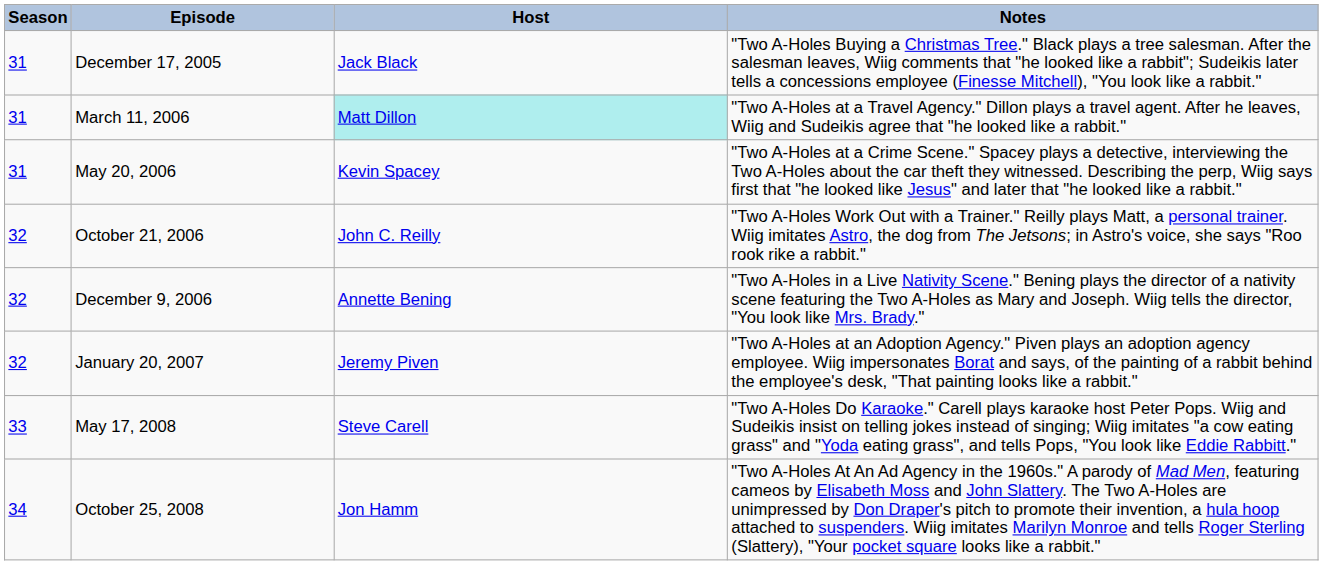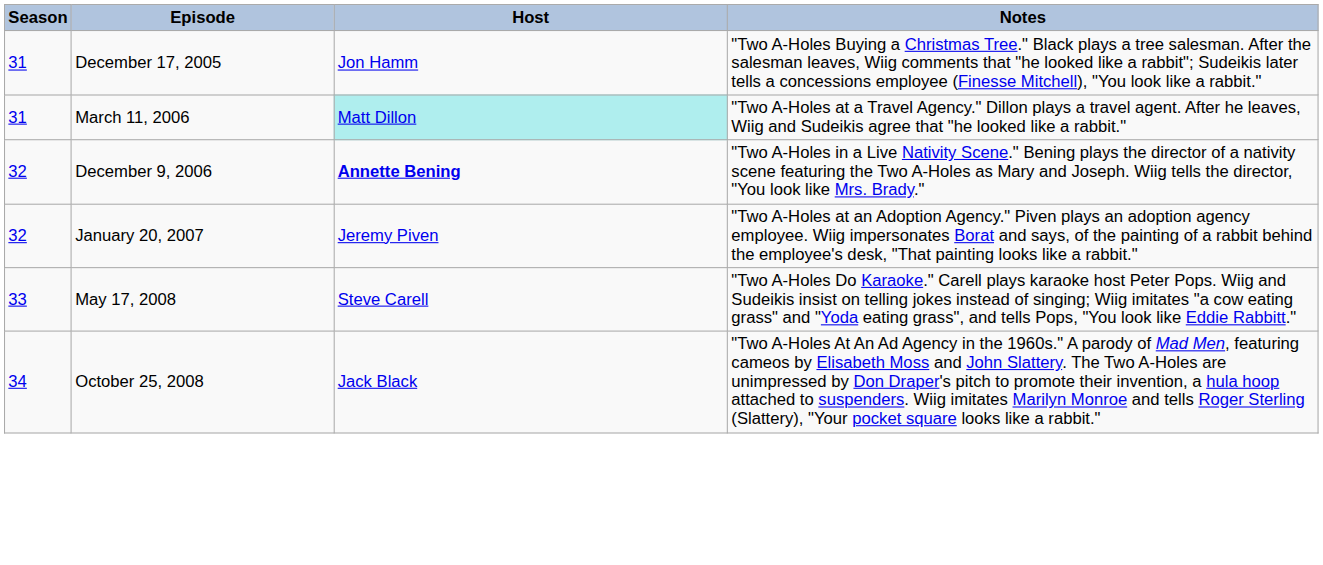(377, 62) Jack Black -> (378, 62) Jon Hamm
- row: (126, 171)
- row: (140, 235)
(395, 299) normal -> (399, 171) bold
(378, 509) Jon Hamm -> (377, 381) Jack Black
